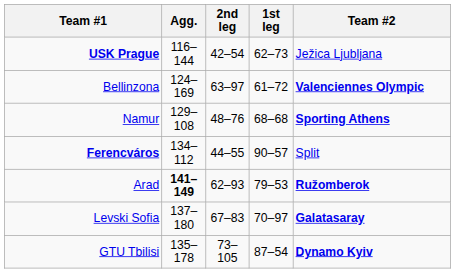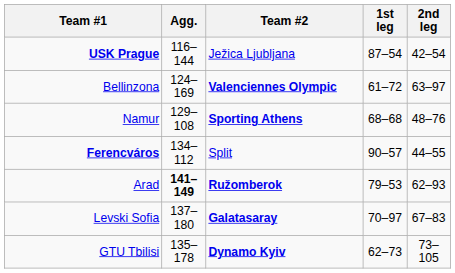columns swapped: (372, 20) <-> (227, 20)
(271, 53) 62–73 -> (385, 53) 87–54
(271, 251) 87–54 -> (385, 251) 62–73
